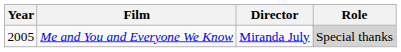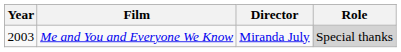(21, 36) 2005 -> (21, 36) 2003
